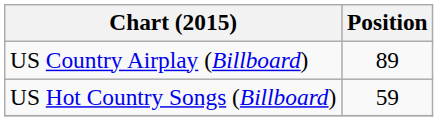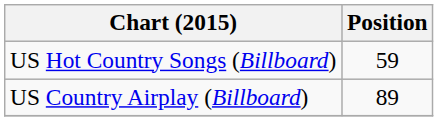rows swapped: (159, 60) <-> (173, 97)
